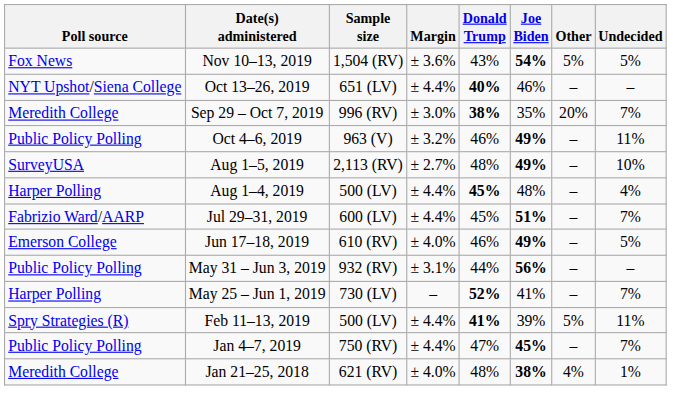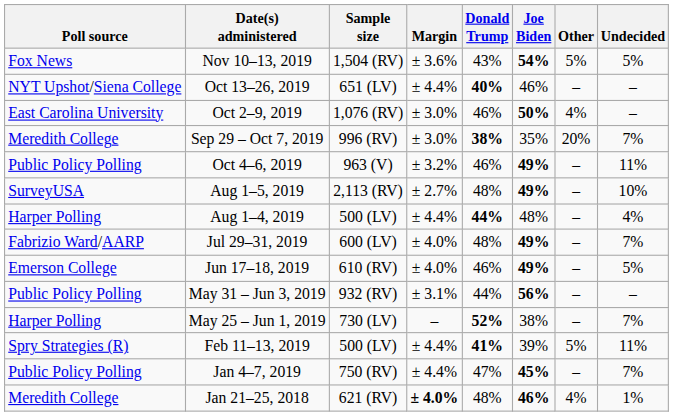+ row: (257, 113)
(485, 191) 45% -> (487, 216) 44%
(433, 216) ± 4.4% -> (434, 242) ± 4.0%
(485, 216) 45% -> (487, 242) 48%
(531, 216) 51% -> (534, 242) 49%
(531, 294) 41% -> (534, 320) 38%
(433, 372) normal -> (434, 398) bold
(531, 372) 38% -> (534, 398) 46%
